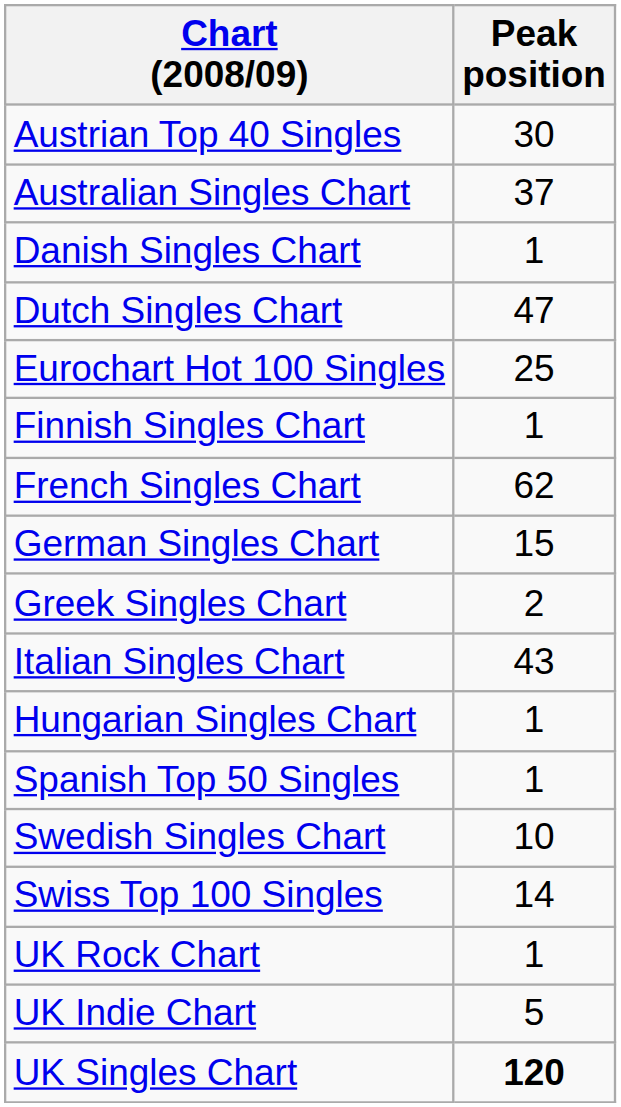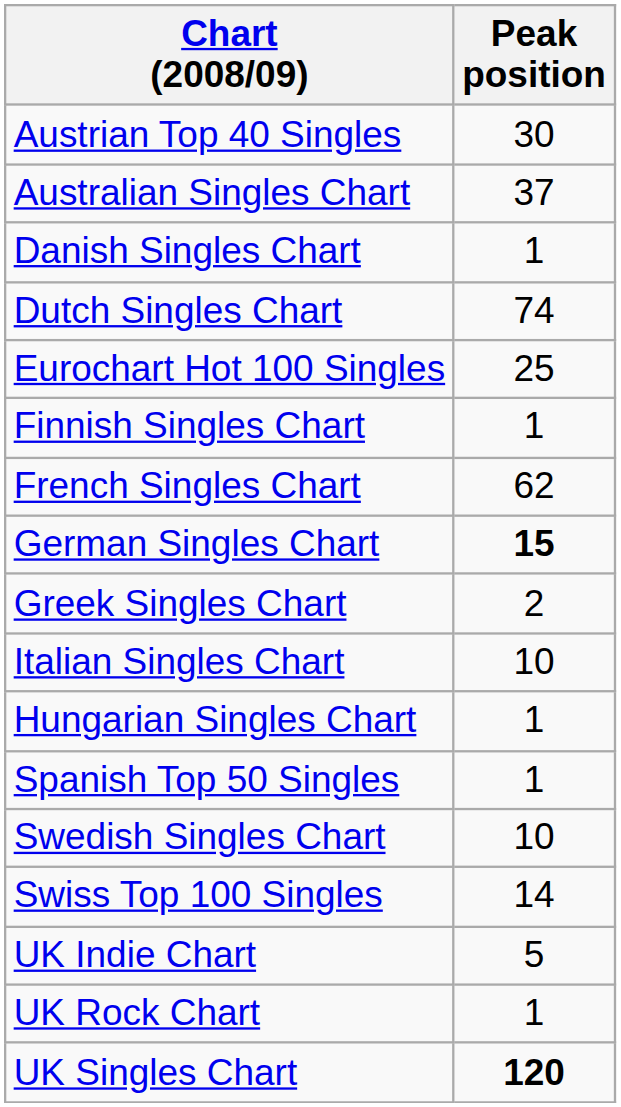(534, 309) 47 -> (534, 309) 74
(534, 544) normal -> (534, 544) bold
(534, 661) 43 -> (534, 661) 10
rows swapped: (135, 1013) <-> (137, 954)
